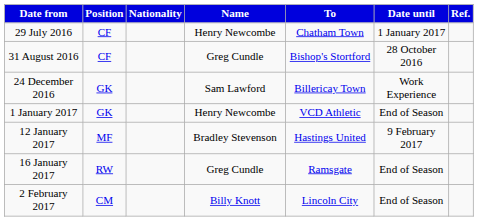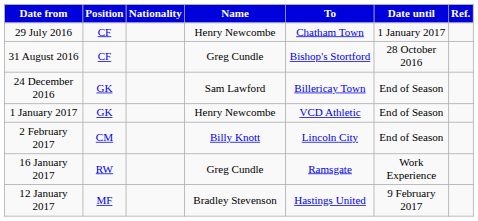(411, 88) Work Experience -> (411, 88) End of Season
rows swapped: (44, 138) <-> (44, 200)
(411, 169) End of Season -> (411, 169) Work Experience
